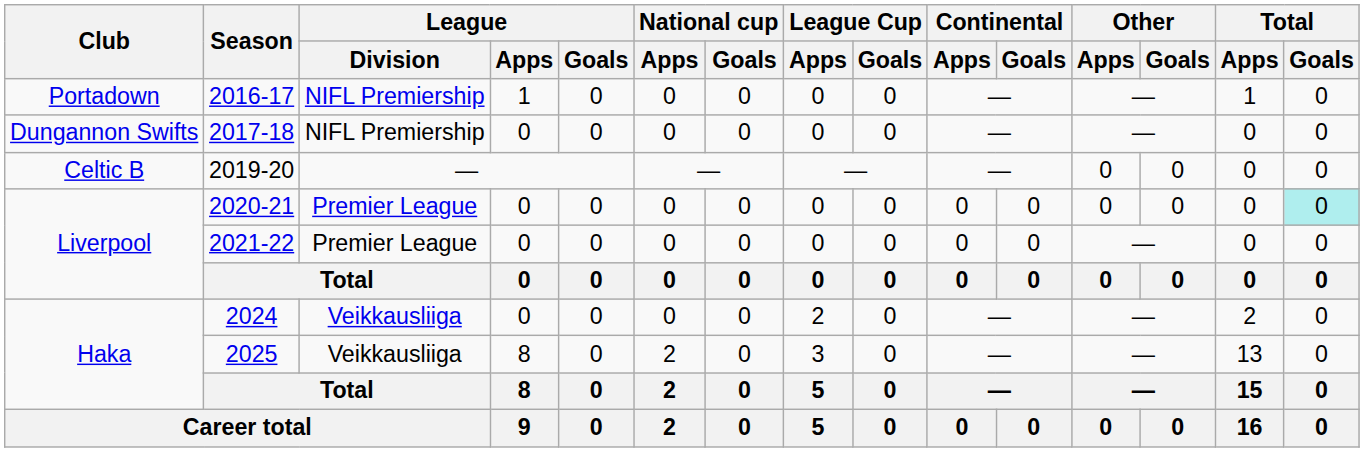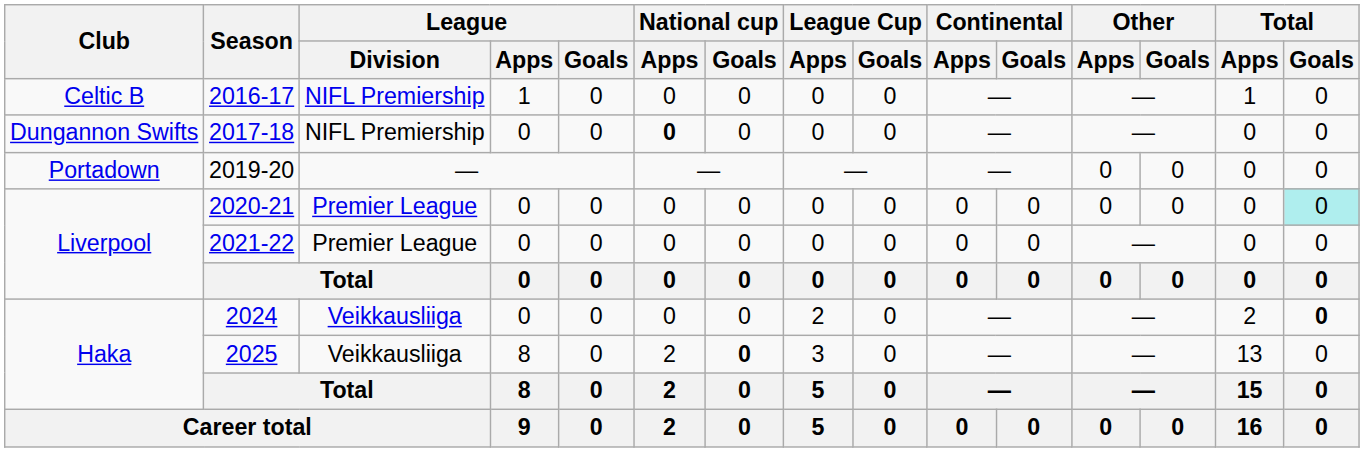(104, 96) Portadown -> (104, 96) Celtic B
(670, 133) normal -> (670, 133) bold
(104, 170) Celtic B -> (104, 170) Portadown
(1322, 317) normal -> (1322, 317) bold
(744, 354) normal -> (744, 354) bold
